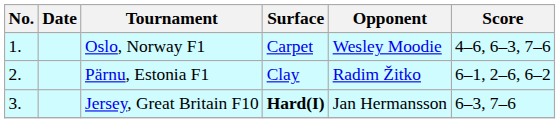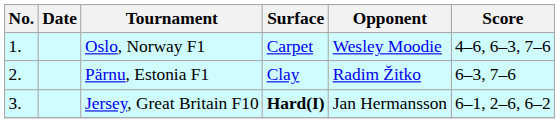(503, 74) 6–1, 2–6, 6–2 -> (485, 74) 6–3, 7–6
(485, 102) 6–3, 7–6 -> (503, 102) 6–1, 2–6, 6–2
